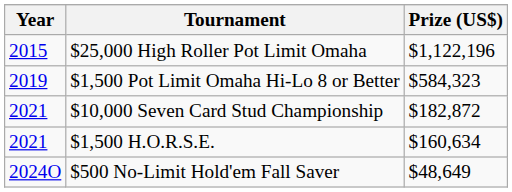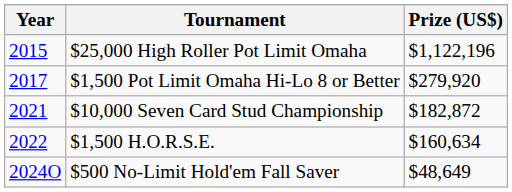(28, 80) 2019 -> (28, 80) 2017
(445, 80) $584,323 -> (445, 80) $279,920
(28, 141) 2021 -> (28, 141) 2022
